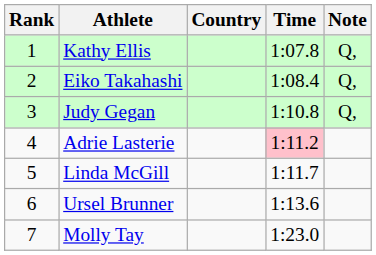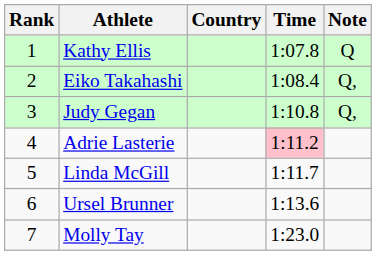(347, 50) Q, -> (347, 50) Q
